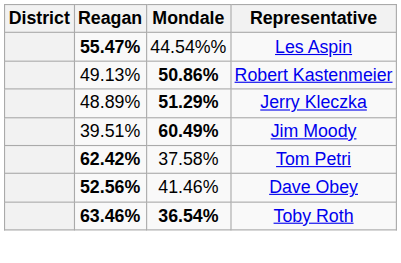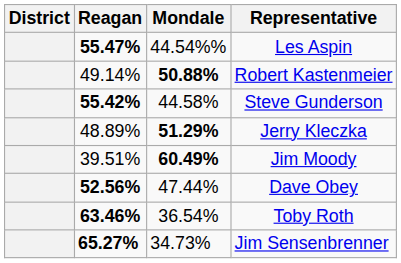(110, 74) 49.13% -> (110, 74) 49.14%
(188, 74) 50.86% -> (188, 74) 50.88%
+ row: (314, 103)
- row: (314, 159)
(188, 187) 41.46% -> (188, 187) 47.44%
(188, 215) bold -> (188, 215) normal
+ row: (312, 243)
